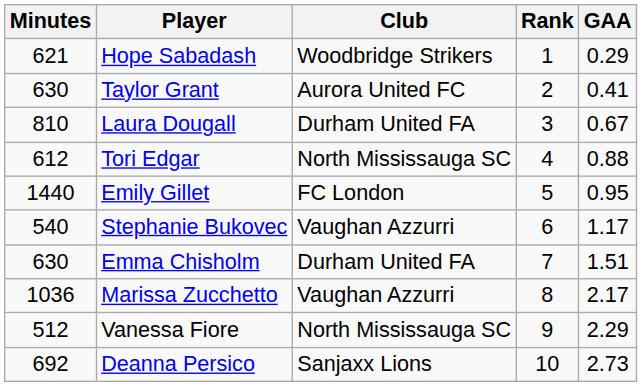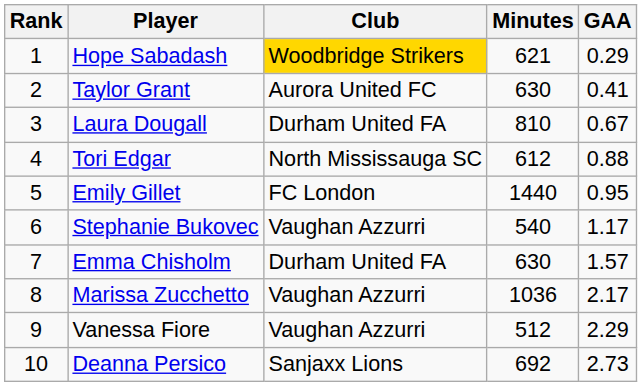columns swapped: (547, 21) <-> (50, 21)
(395, 55) no background -> (366, 55) gold background
(608, 261) 1.51 -> (608, 261) 1.57
(404, 329) North Mississauga SC -> (347, 329) Vaughan Azzurri
